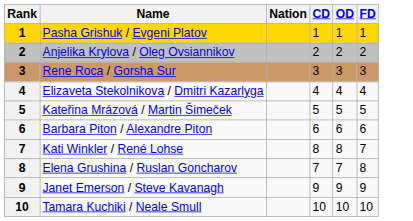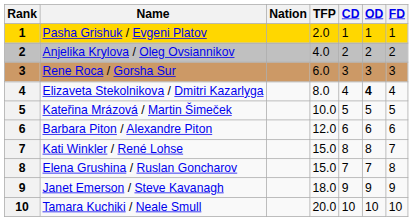+ column: (324, 14)
(339, 91) normal -> (368, 91) bold
